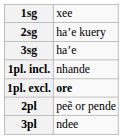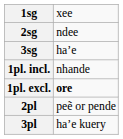(81, 32) ha’e kuery -> (67, 32) ndee
(67, 124) ndee -> (81, 124) ha’e kuery
